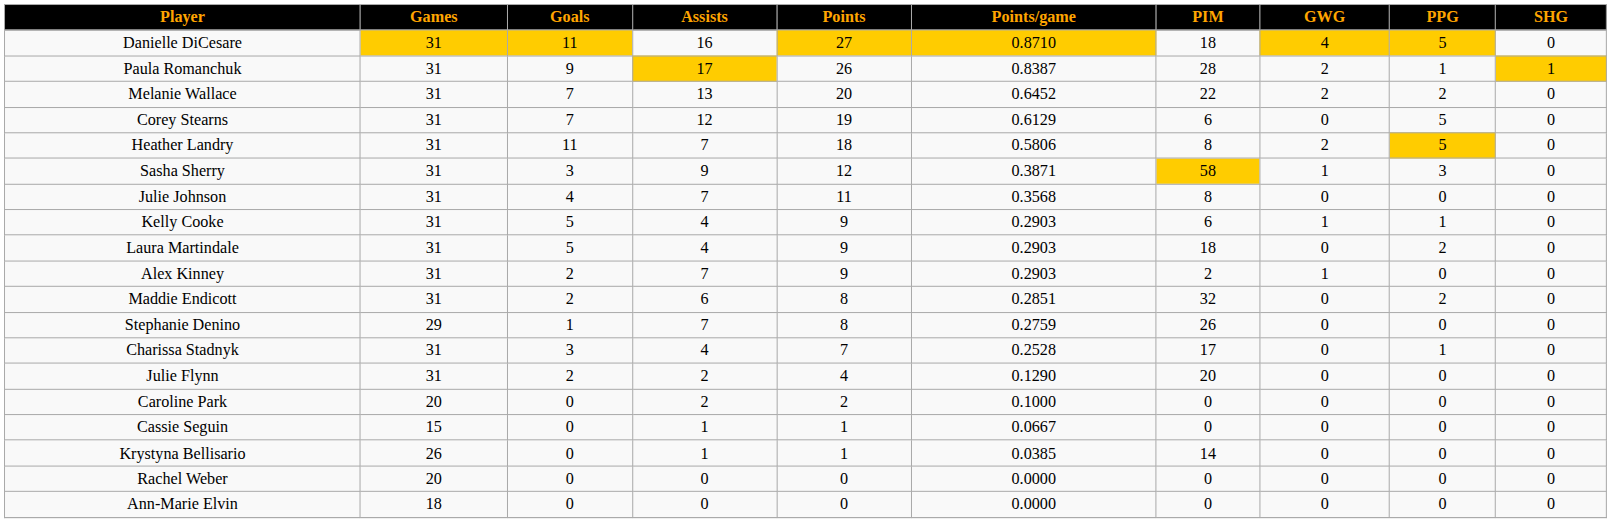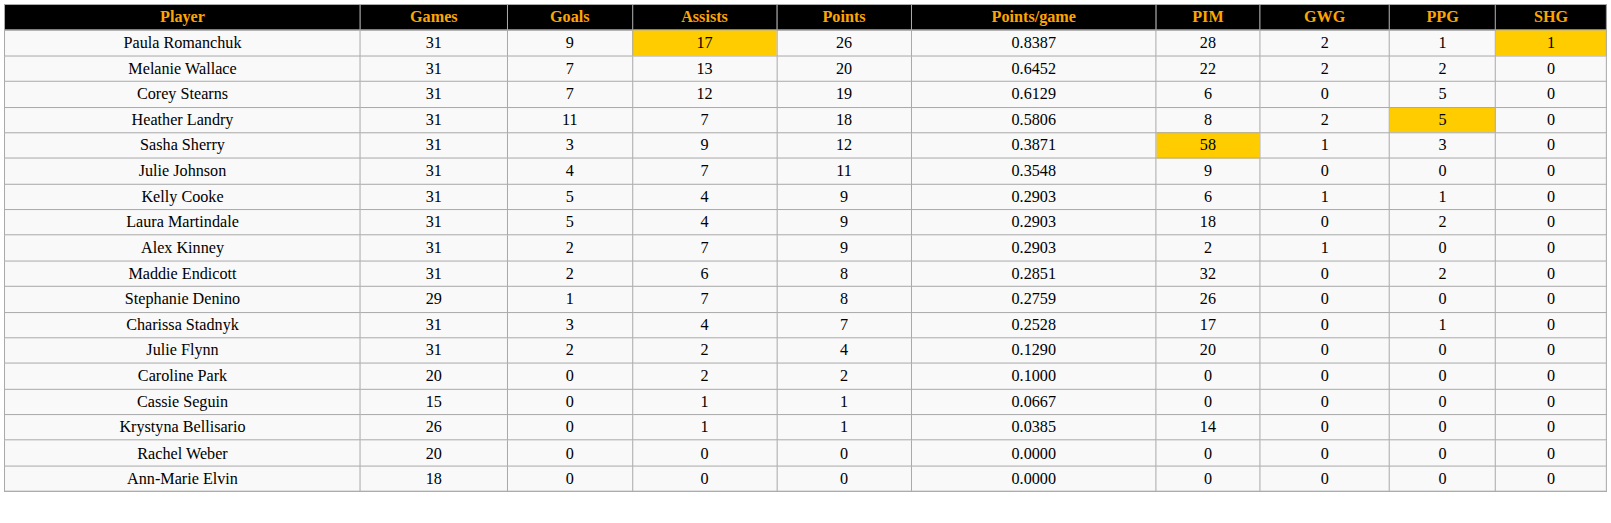- row: (183, 42)
(1034, 196) 0.3568 -> (1034, 171) 0.3548
(1208, 196) 8 -> (1208, 171) 9
